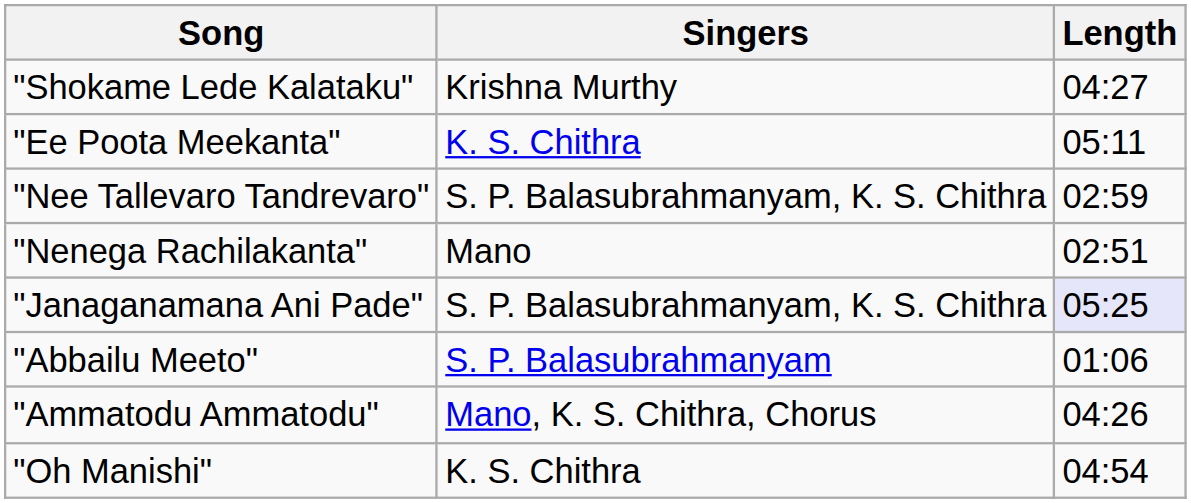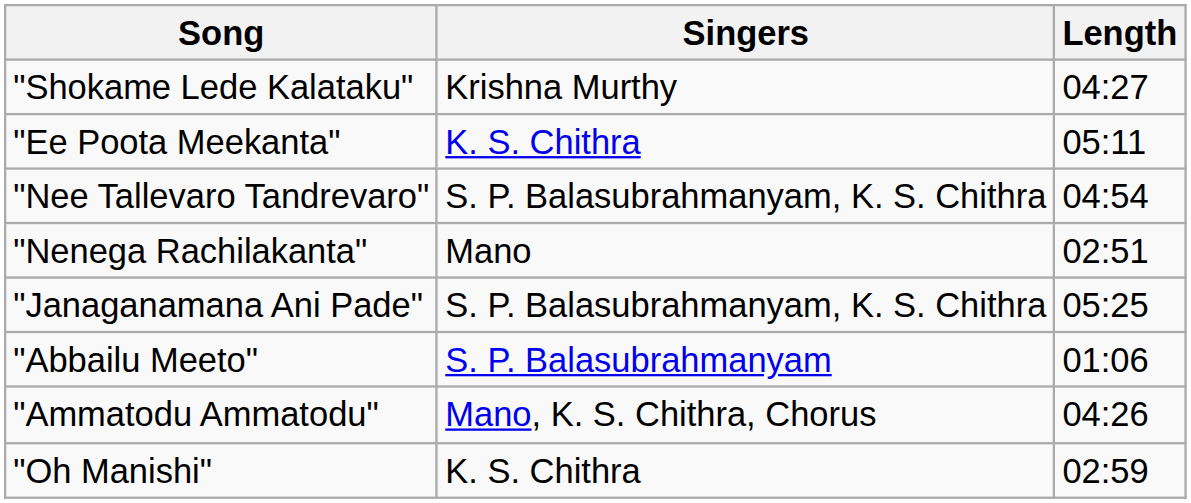(1106, 196) 02:59 -> (1106, 196) 04:54
(1106, 306) lavender background -> (1106, 306) no background
(1106, 470) 04:54 -> (1106, 470) 02:59
